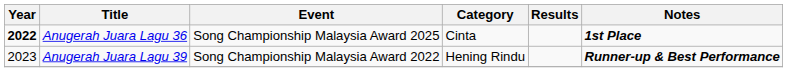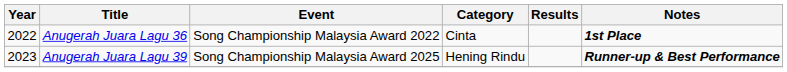(22, 35) bold -> (22, 35) normal
(316, 35) Song Championship Malaysia Award 2025 -> (316, 35) Song Championship Malaysia Award 2022
(316, 56) Song Championship Malaysia Award 2022 -> (316, 56) Song Championship Malaysia Award 2025
